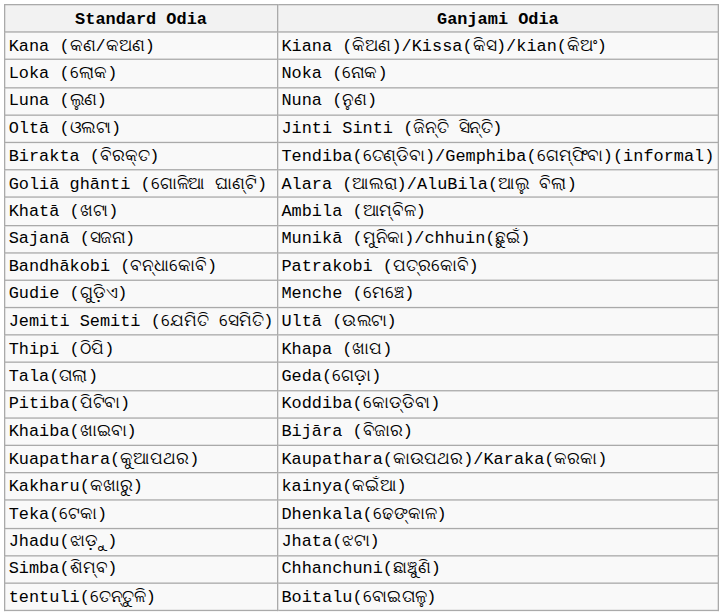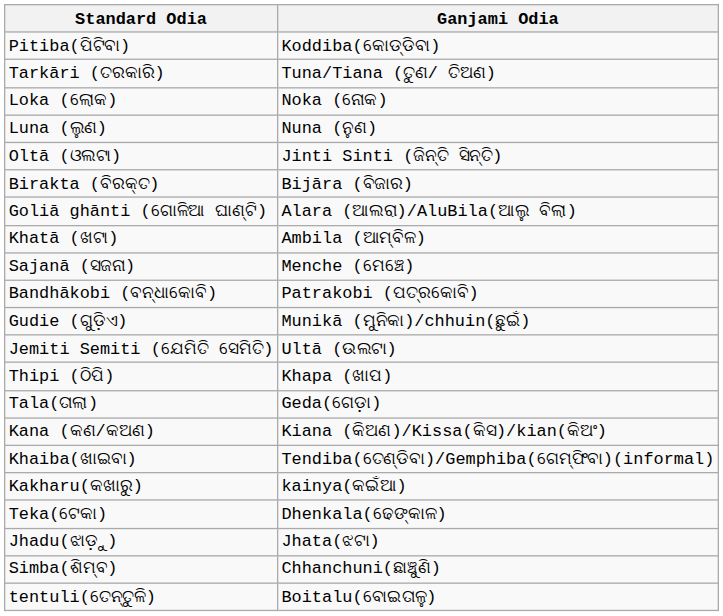rows swapped: (82, 46) <-> (69, 404)
+ row: (87, 74)
(498, 156) Tendiba(ତେଣ୍ଡିବା)/Gemphiba(ଗେମ୍ଫିବା)(informal) -> (347, 184) Bijāra (ବିଜାର)
(406, 239) Munikā (ମୁନିକା)/chhuin(ଛୁଇଁ) -> (348, 266) Menche (ମେଞ୍ଚେ)
(348, 294) Menche (ମେଞ୍ଚେ) -> (406, 321) Munikā (ମୁନିକା)/chhuin(ଛୁଇଁ)
(347, 432) Bijāra (ବିଜାର) -> (498, 459) Tendiba(ତେଣ୍ଡିବା)/Gemphiba(ଗେମ୍ଫିବା)(informal)
- row: (104, 459)
